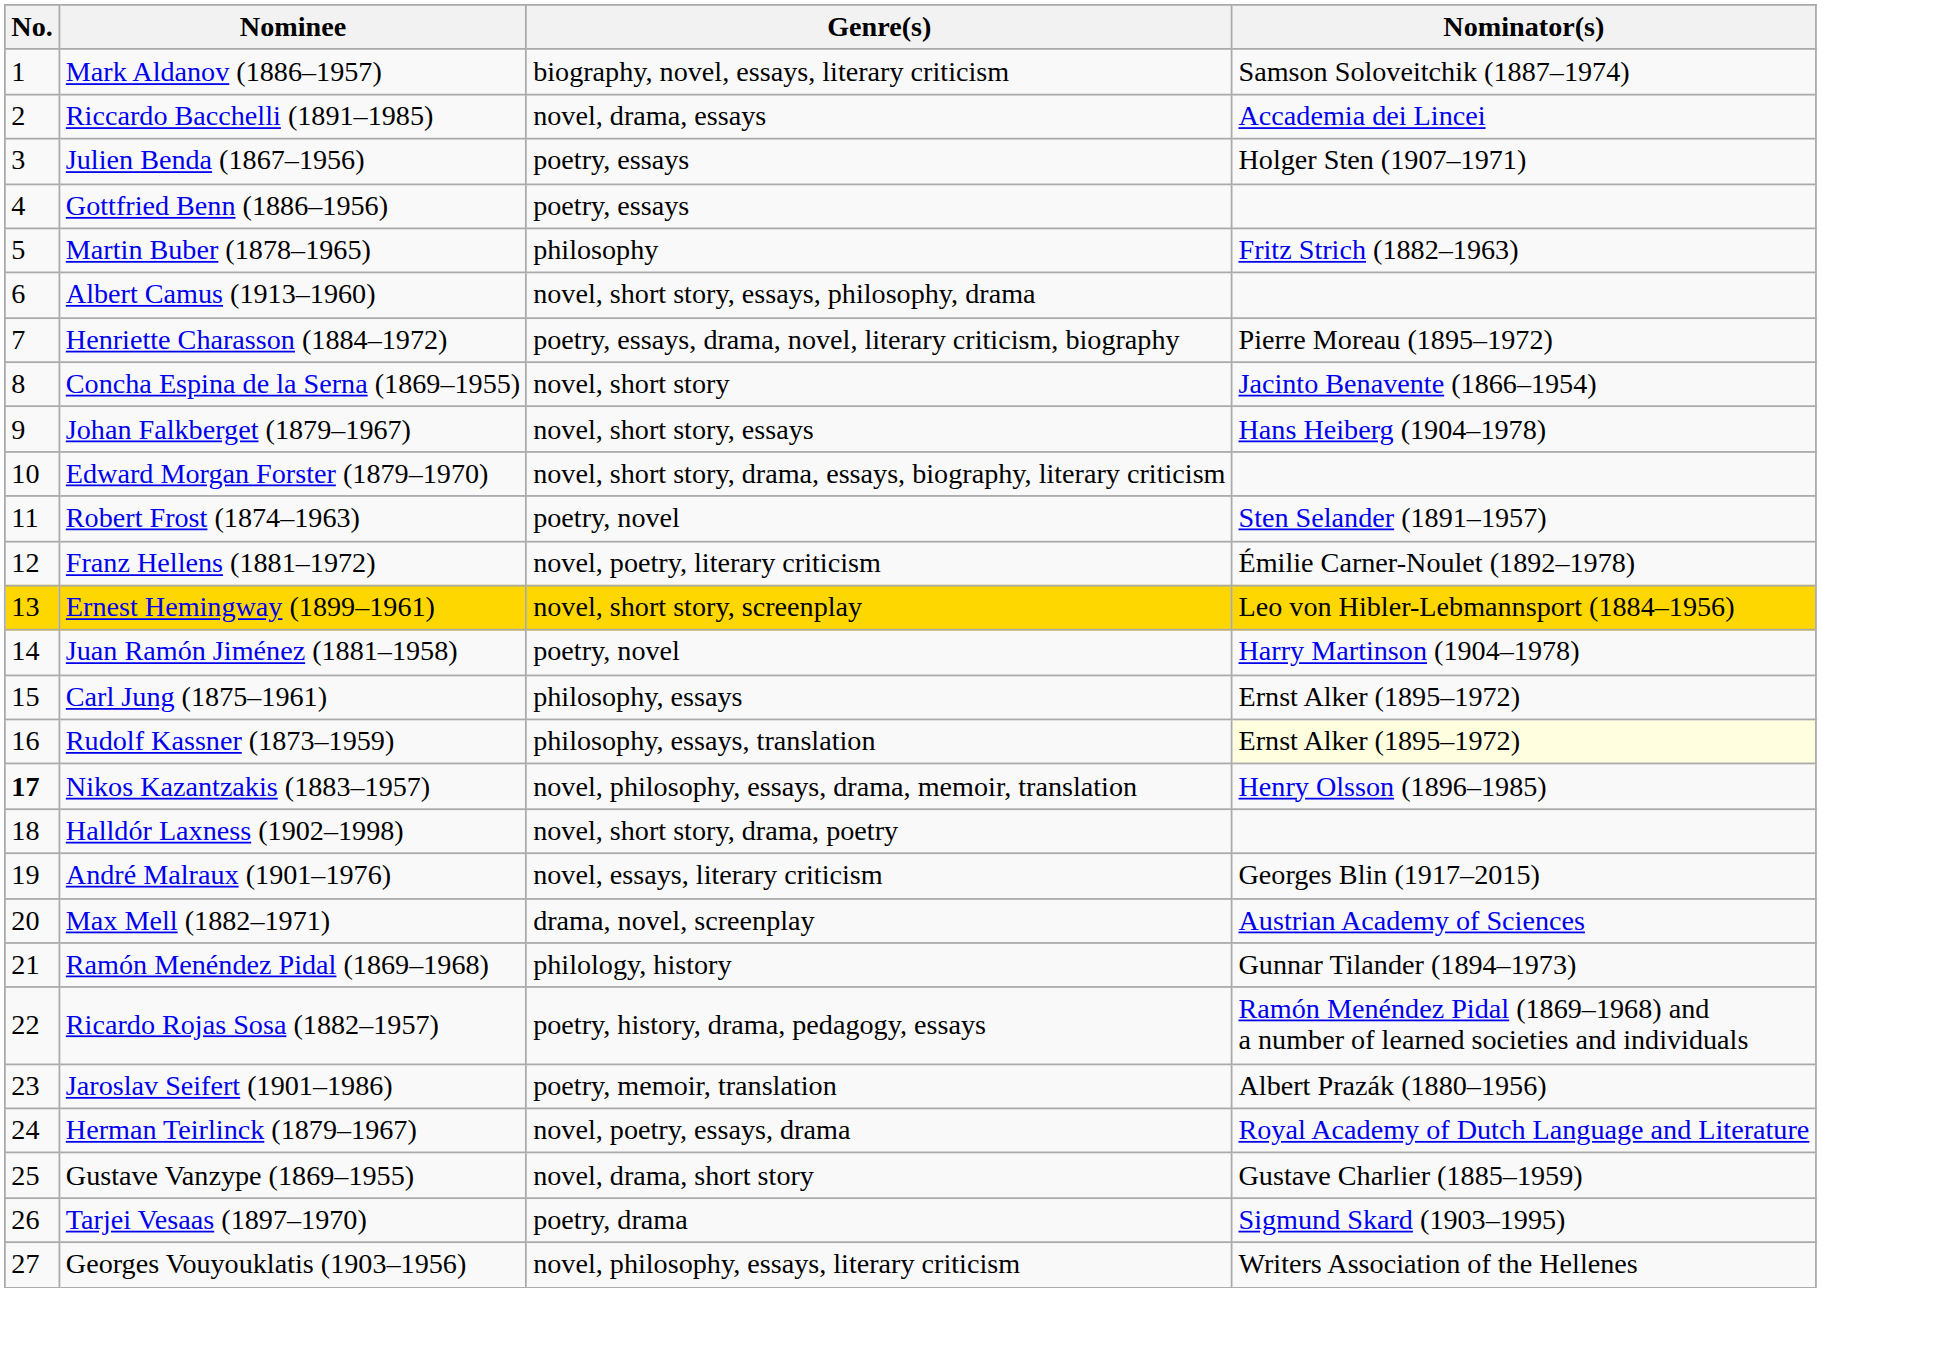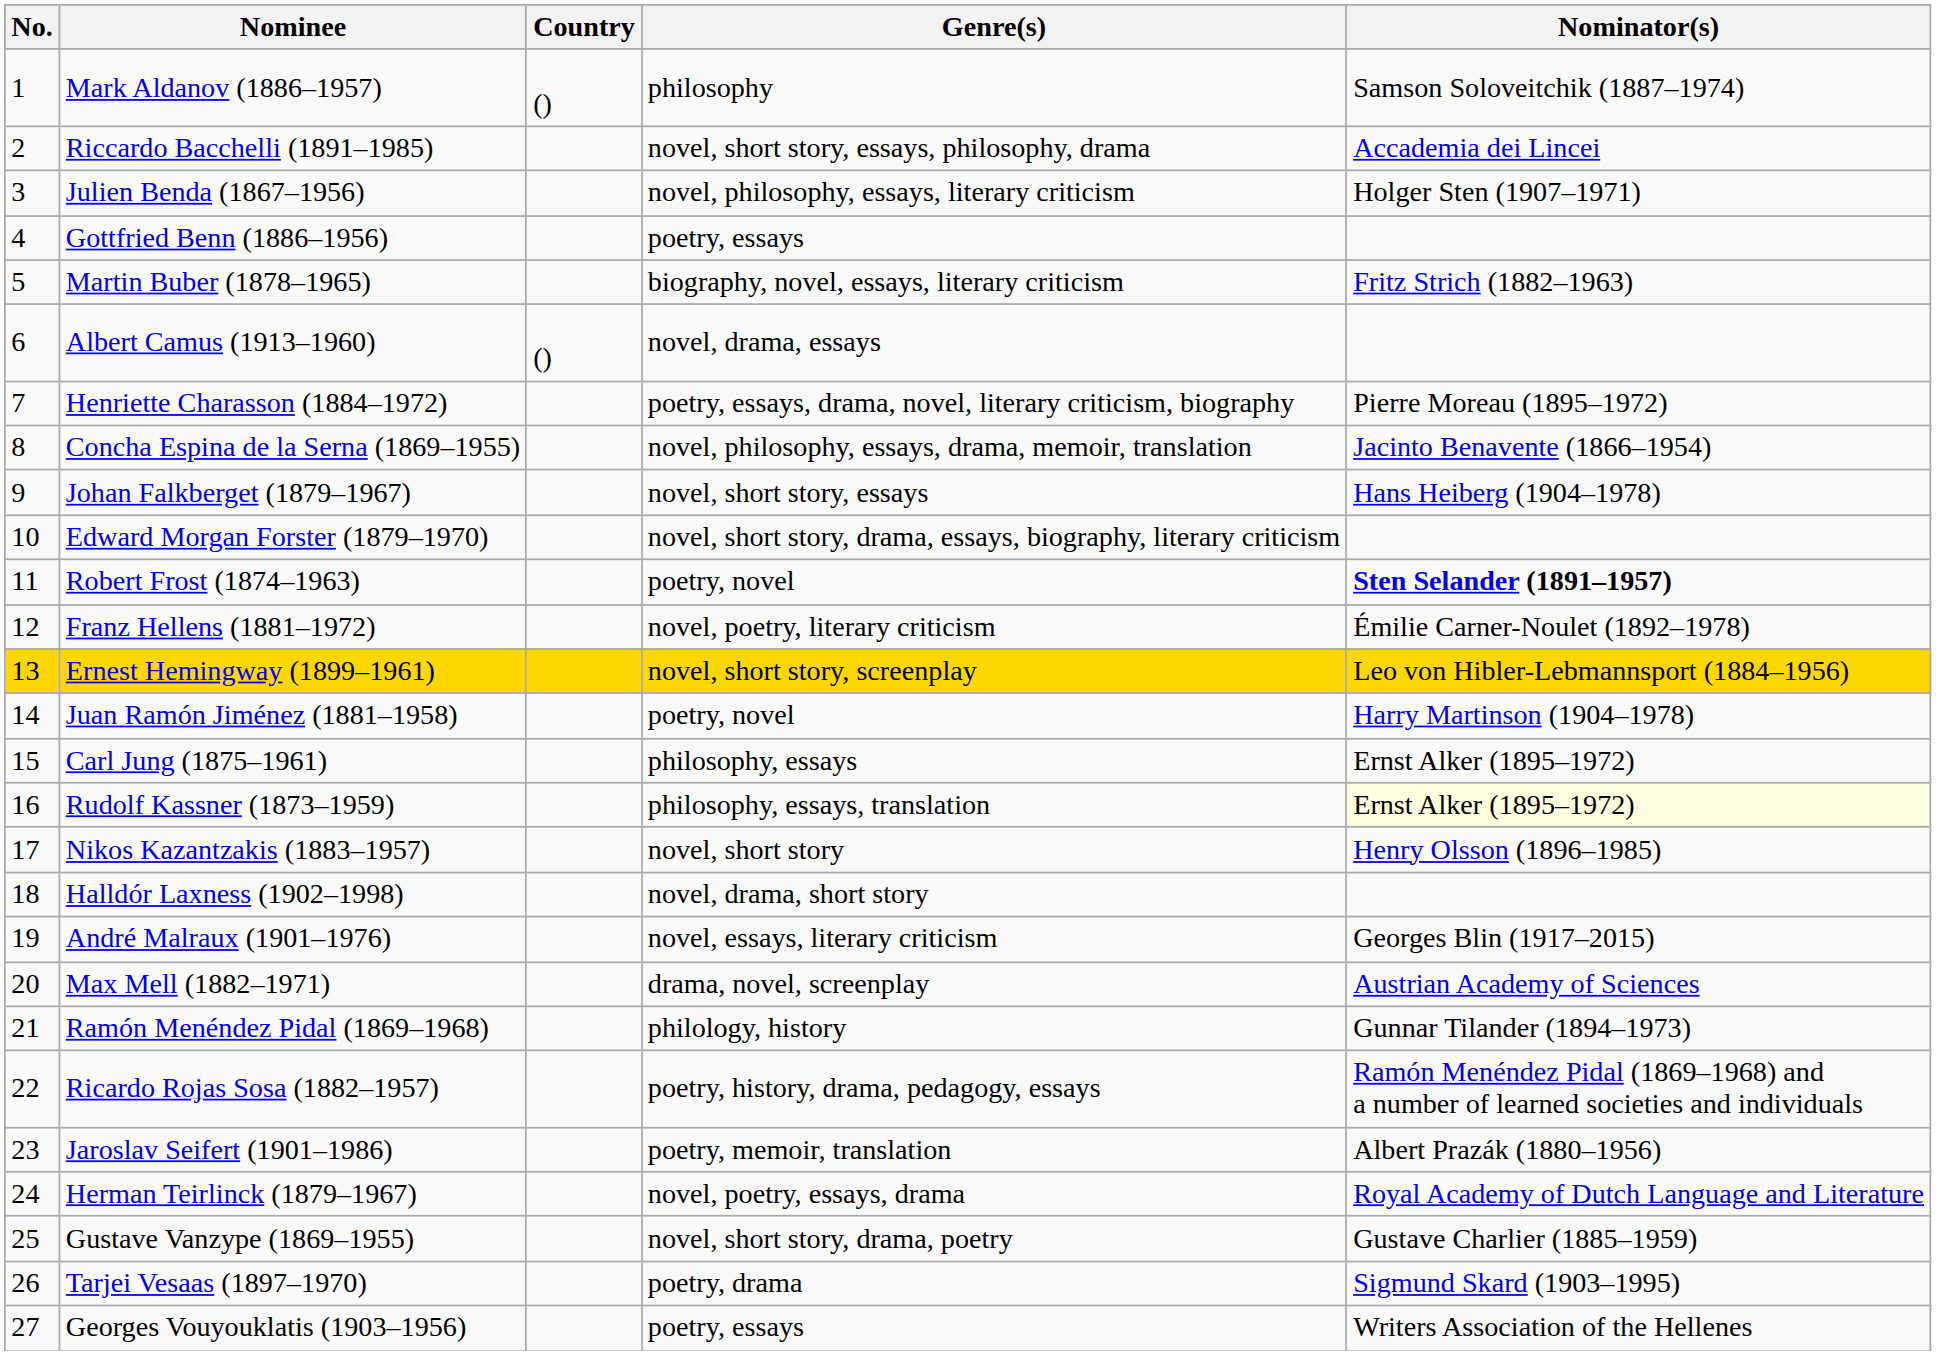+ column: (584, 26)
(771, 71) biography, novel, essays, literary criticism -> (710, 87) philosophy
(650, 116) novel, drama, essays -> (899, 147) novel, short story, essays, philosophy, drama
(611, 160) poetry, essays -> (891, 192) novel, philosophy, essays, literary criticism
(596, 250) philosophy -> (886, 281) biography, novel, essays, literary criticism
(784, 294) novel, short story, essays, philosophy, drama -> (764, 342) novel, drama, essays
(631, 384) novel, short story -> (950, 447) novel, philosophy, essays, drama, memoir, translation
(1393, 518) normal -> (1512, 581) bold
(25, 786) bold -> (25, 849) normal
(835, 786) novel, philosophy, essays, drama, memoir, translation -> (746, 849) novel, short story
(716, 830) novel, short story, drama, poetry -> (788, 894) novel, drama, short story
(674, 1175) novel, drama, short story -> (830, 1238) novel, short story, drama, poetry
(777, 1264) novel, philosophy, essays, literary criticism -> (726, 1327) poetry, essays
